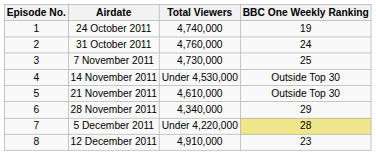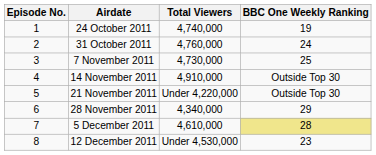(200, 77) Under 4,530,000 -> (200, 77) 4,910,000
(200, 93) 4,610,000 -> (200, 93) Under 4,220,000
(200, 126) Under 4,220,000 -> (200, 126) 4,610,000
(200, 142) 4,910,000 -> (200, 142) Under 4,530,000
